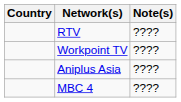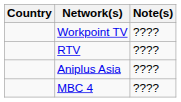rows swapped: (69, 32) <-> (92, 50)
